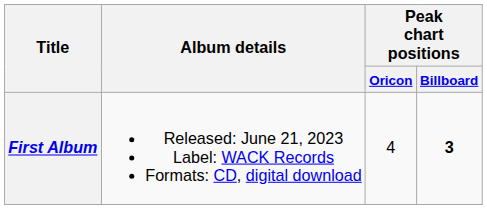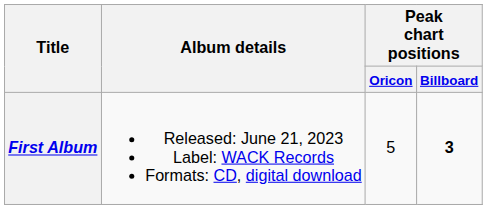(391, 148) 4 -> (391, 148) 5
